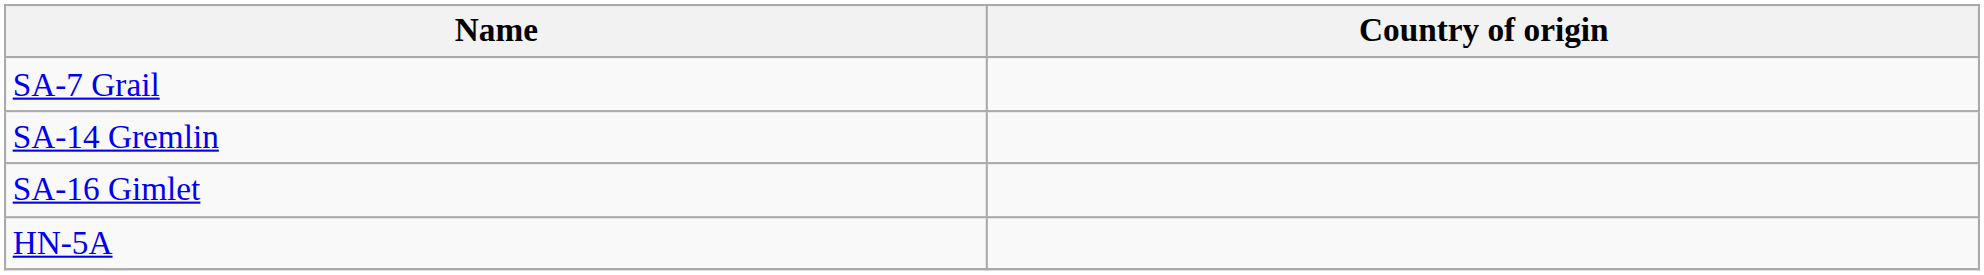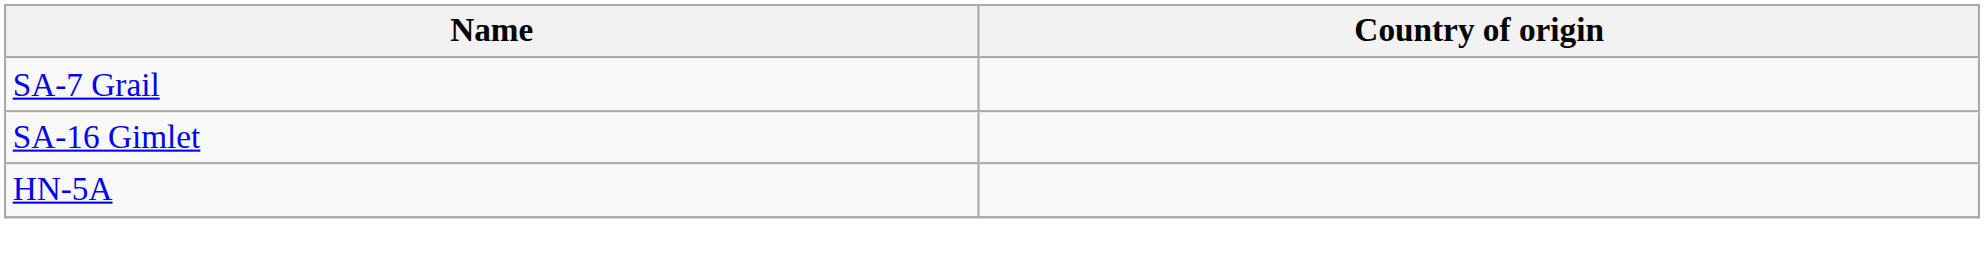- row: (116, 136)
